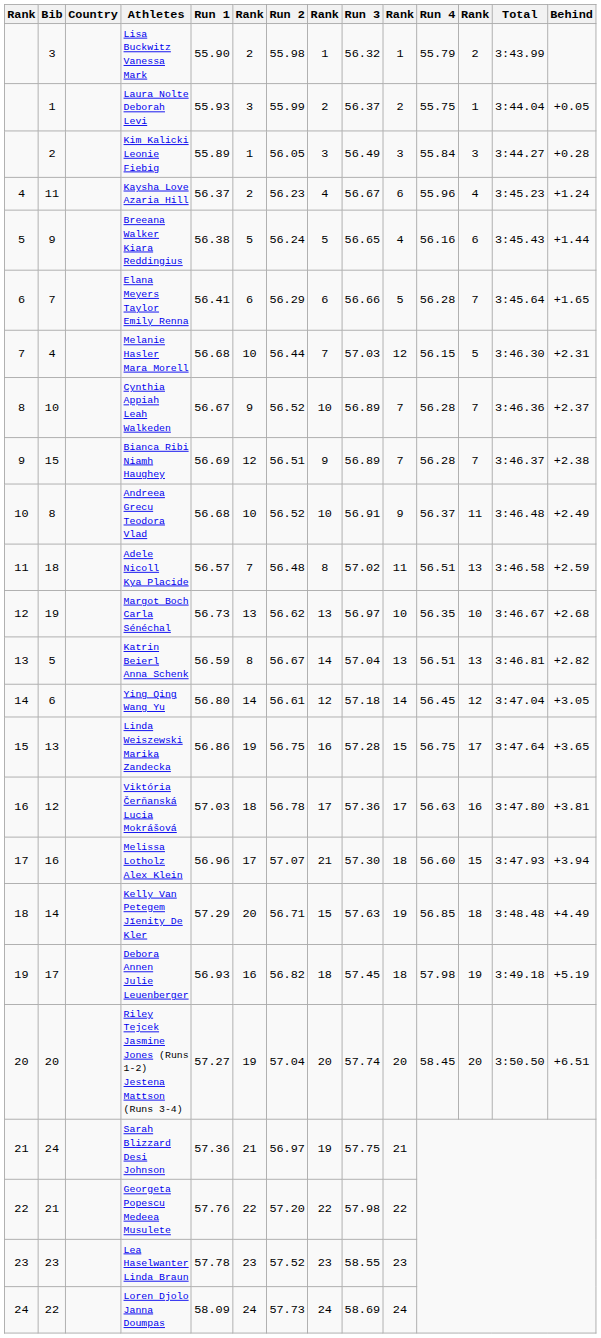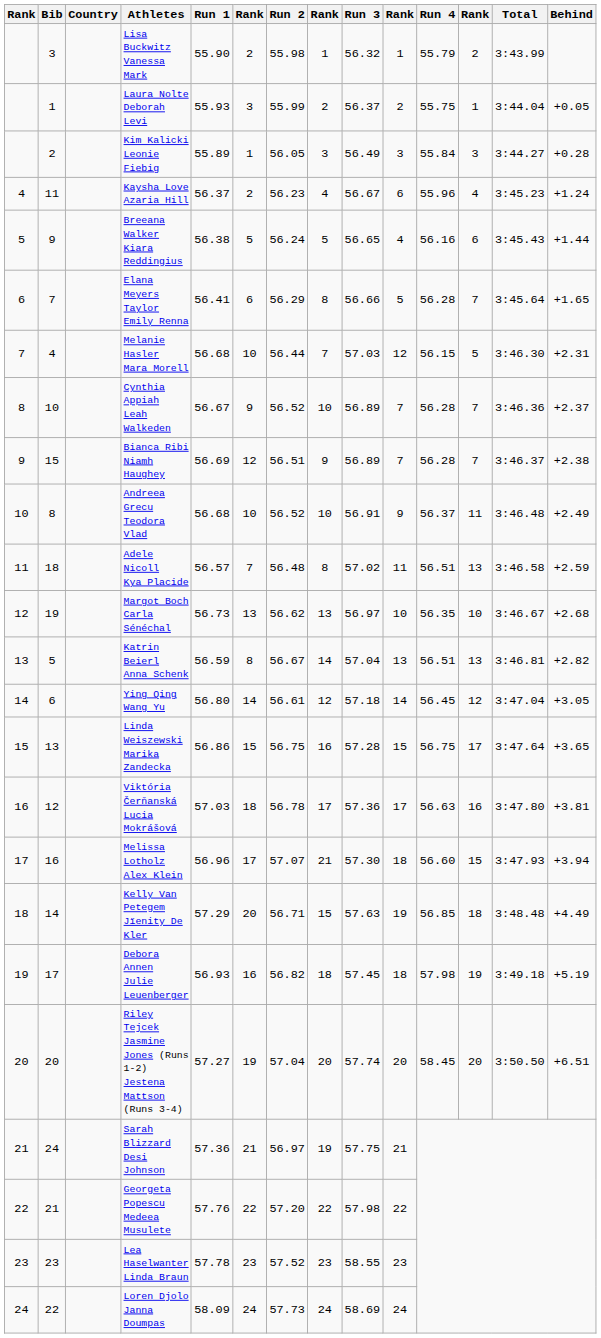(325, 300) 6 -> (325, 300) 8
(250, 747) 19 -> (250, 747) 15
